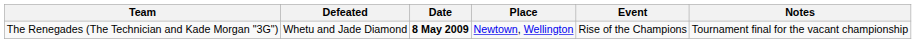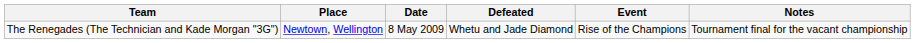columns swapped: (345, 13) <-> (524, 13)
(440, 30) bold -> (416, 30) normal
